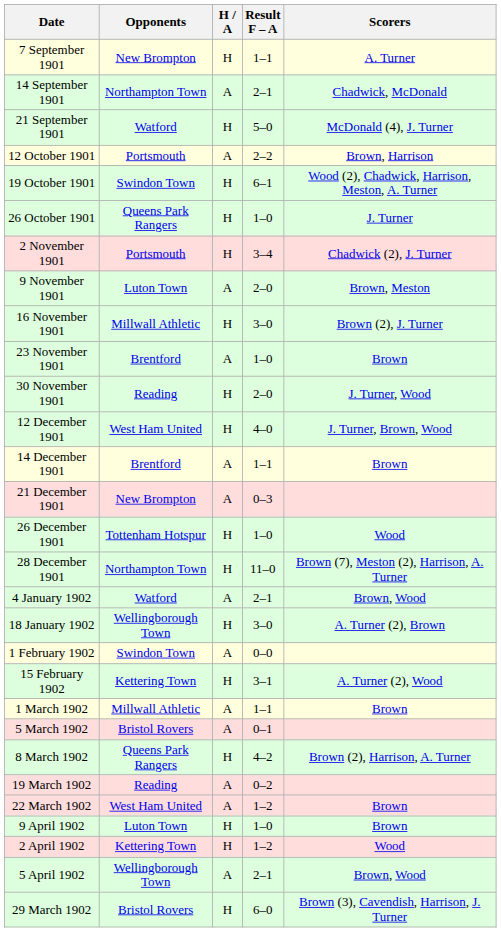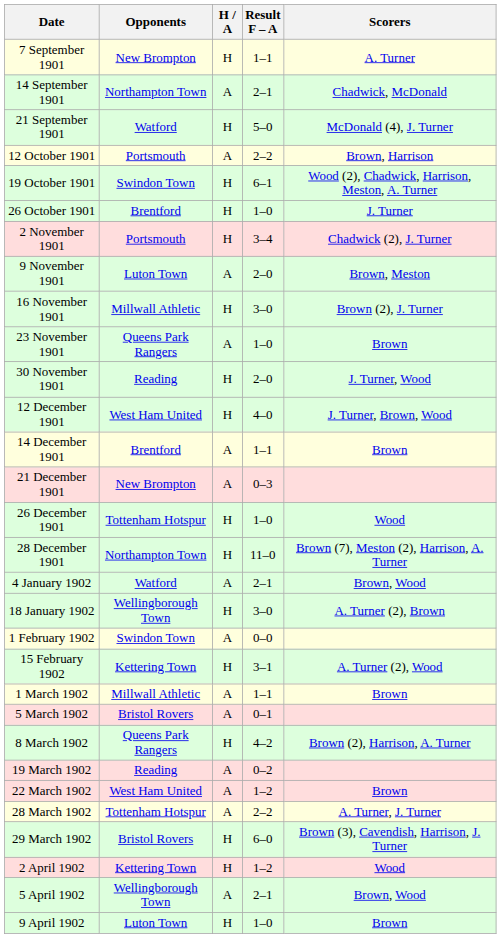(156, 218) Queens Park Rangers -> (156, 210) Brentford
(156, 358) Brentford -> (156, 344) Queens Park Rangers
+ row: (52, 811)
rows swapped: (52, 909) <-> (52, 826)
